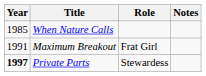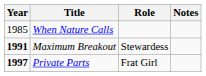(17, 46) normal -> (17, 46) bold
(139, 46) Frat Girl -> (145, 46) Stewardess
(145, 63) Stewardess -> (139, 63) Frat Girl
